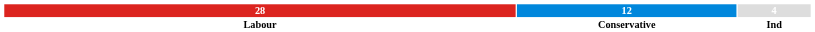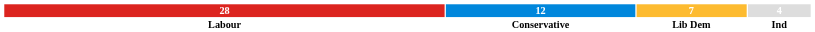+ column: (691, 10)
